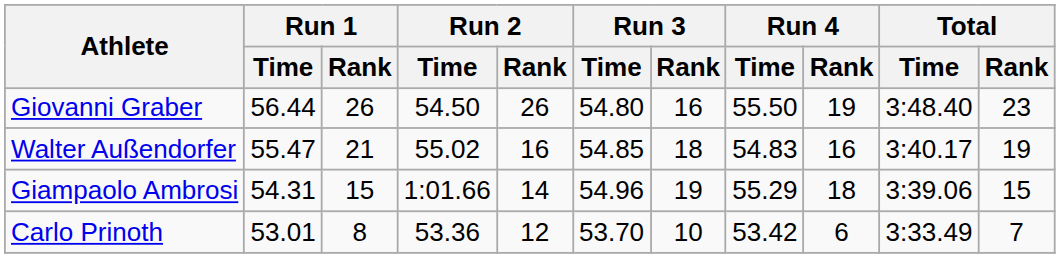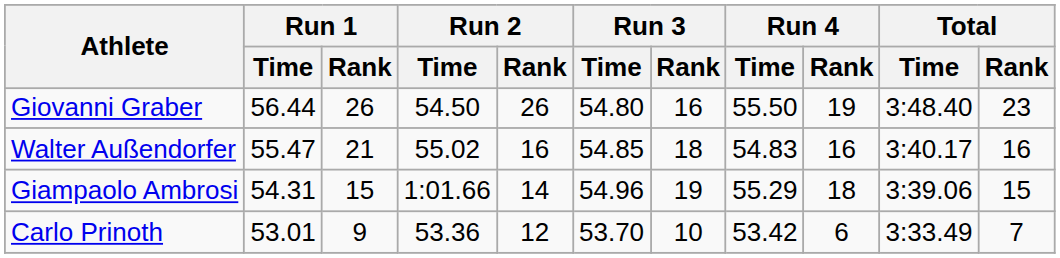(1017, 149) 19 -> (1017, 149) 16
(360, 232) 8 -> (360, 232) 9
